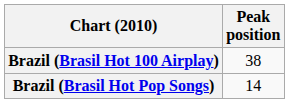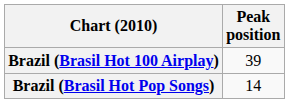(253, 60) 38 -> (253, 60) 39
